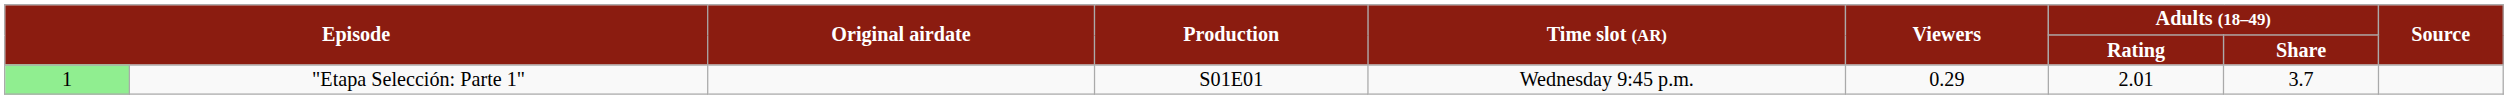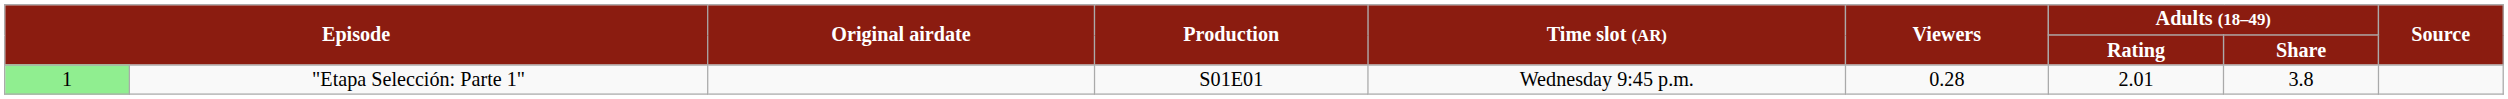(1947, 79) 0.29 -> (1947, 79) 0.28
(2301, 79) 3.7 -> (2301, 79) 3.8
